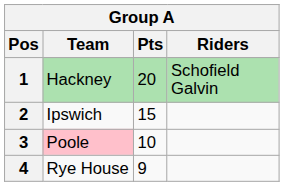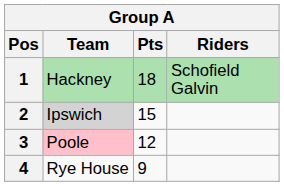(147, 79) 20 -> (147, 79) 18
(74, 115) no background -> (74, 115) lightgrey background
(147, 141) 10 -> (147, 141) 12
